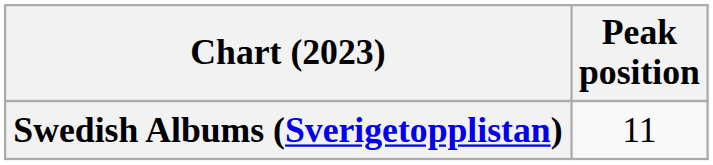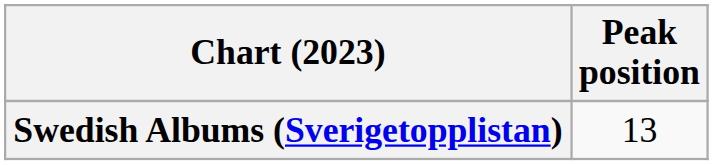(639, 129) 11 -> (639, 129) 13
